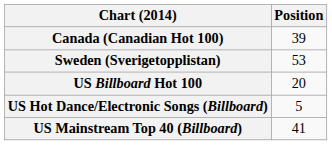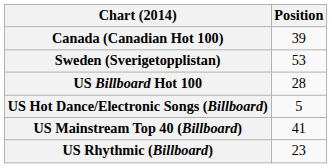(299, 83) 20 -> (299, 83) 28
+ row: (138, 151)
